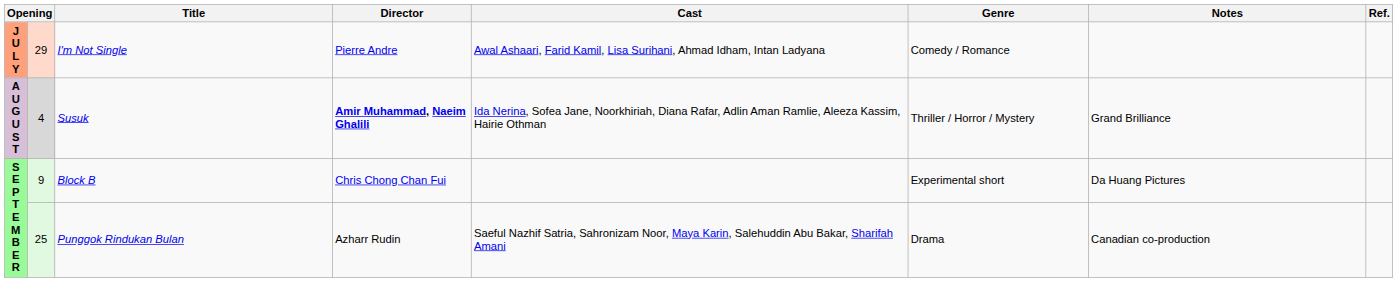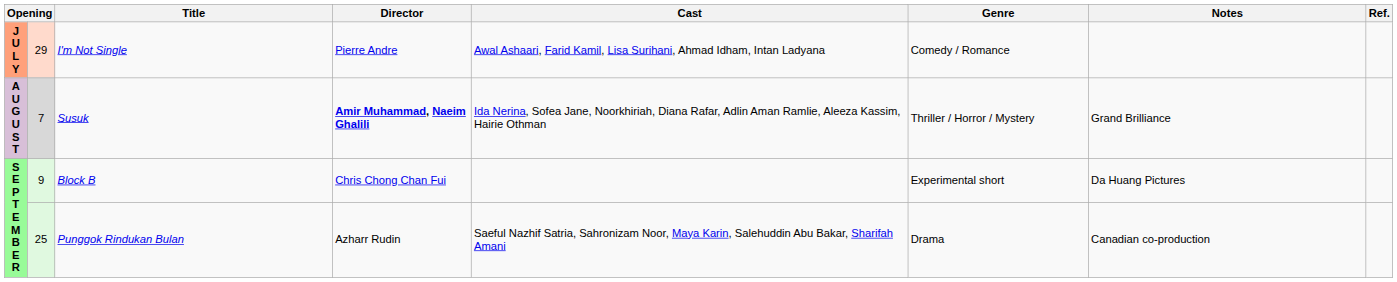(41, 118) 4 -> (41, 118) 7
